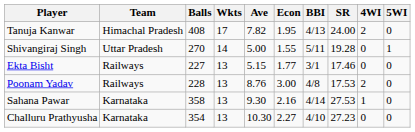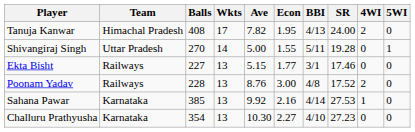(343, 83) 17.53 -> (343, 83) 17.52
(196, 100) 358 -> (196, 100) 385
(256, 100) 9.30 -> (256, 100) 9.92
